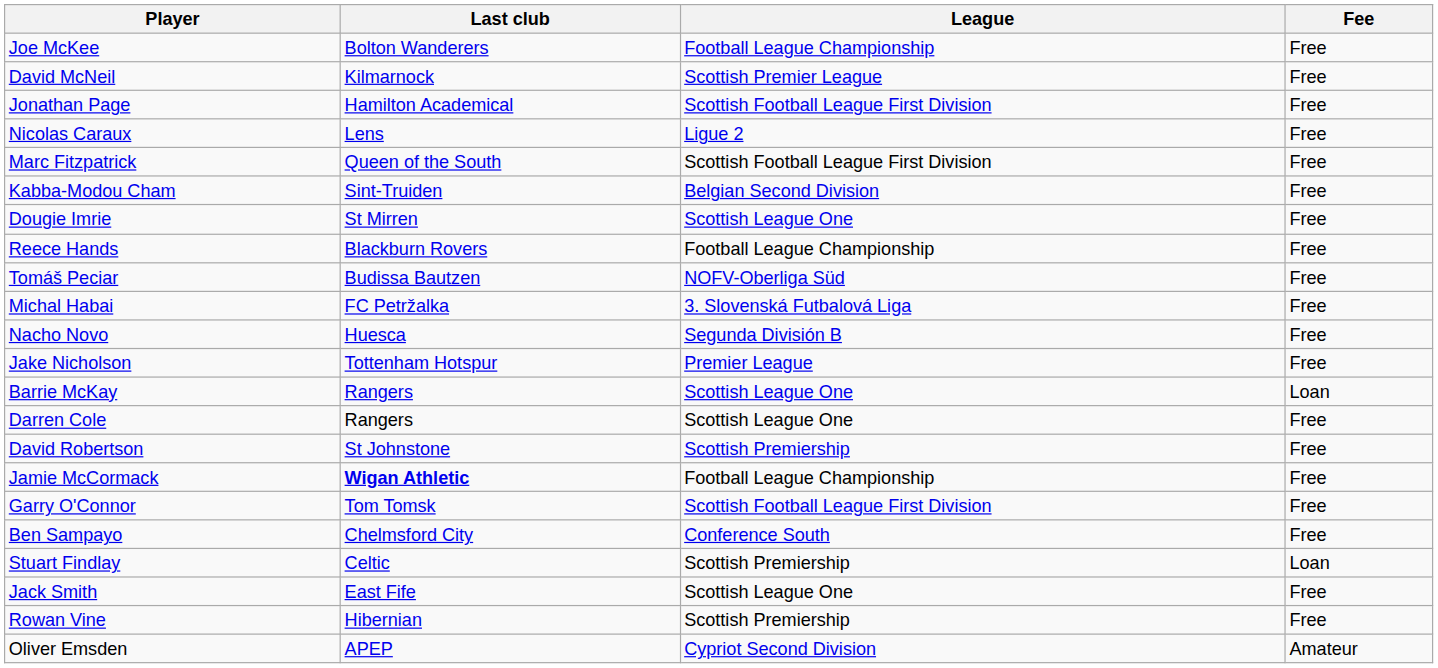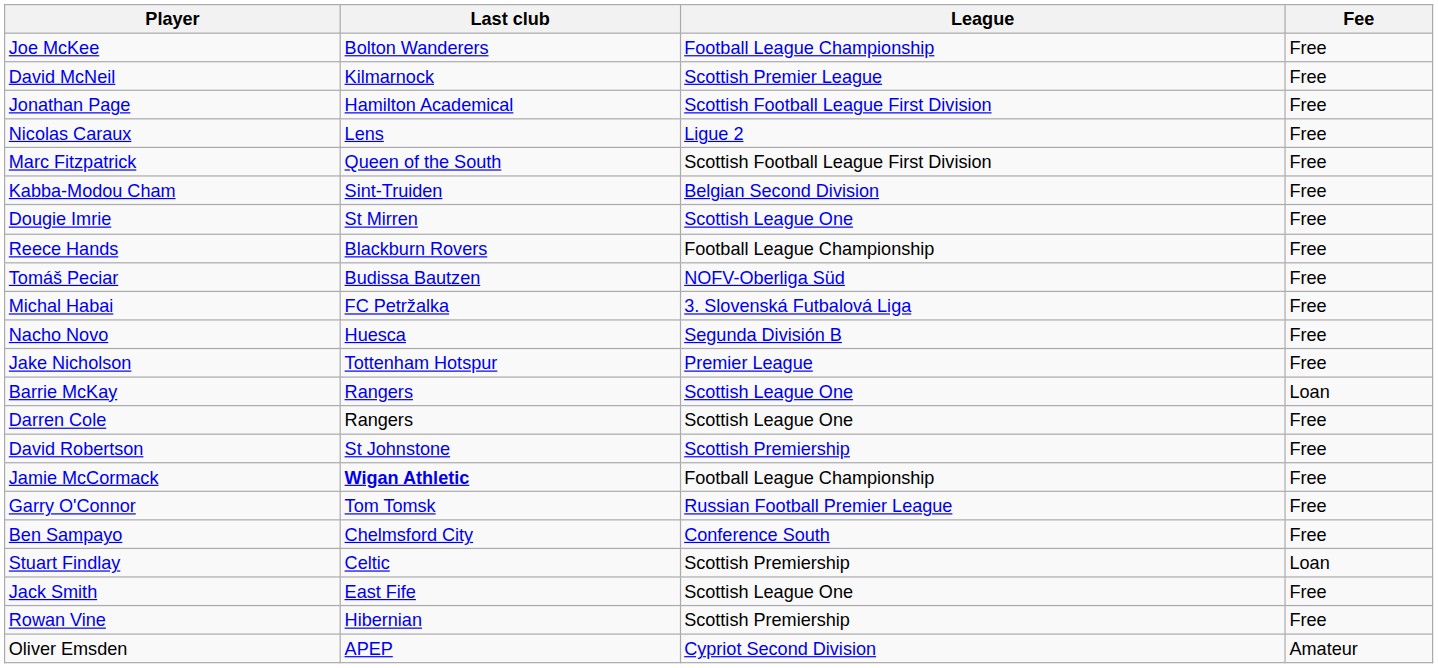(838, 506) Scottish Football League First Division -> (818, 506) Russian Football Premier League
